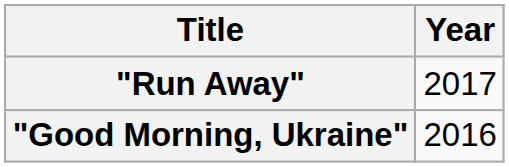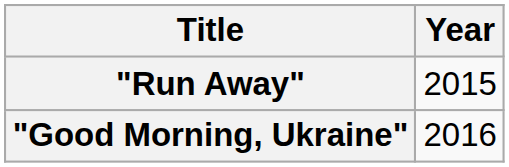(460, 82) 2017 -> (460, 82) 2015
